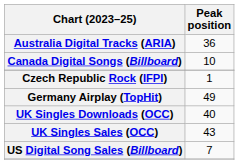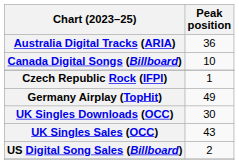(209, 114) 40 -> (209, 114) 30
(209, 150) 7 -> (209, 150) 2
